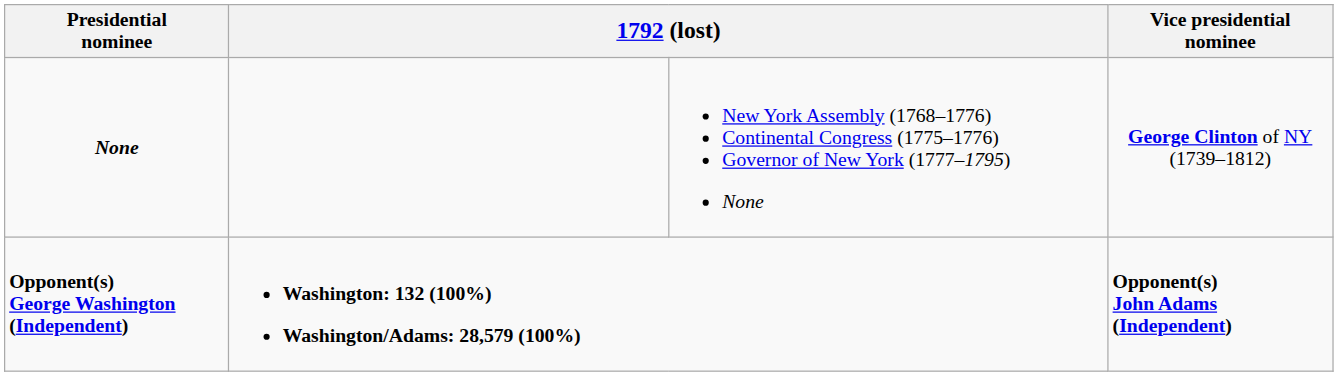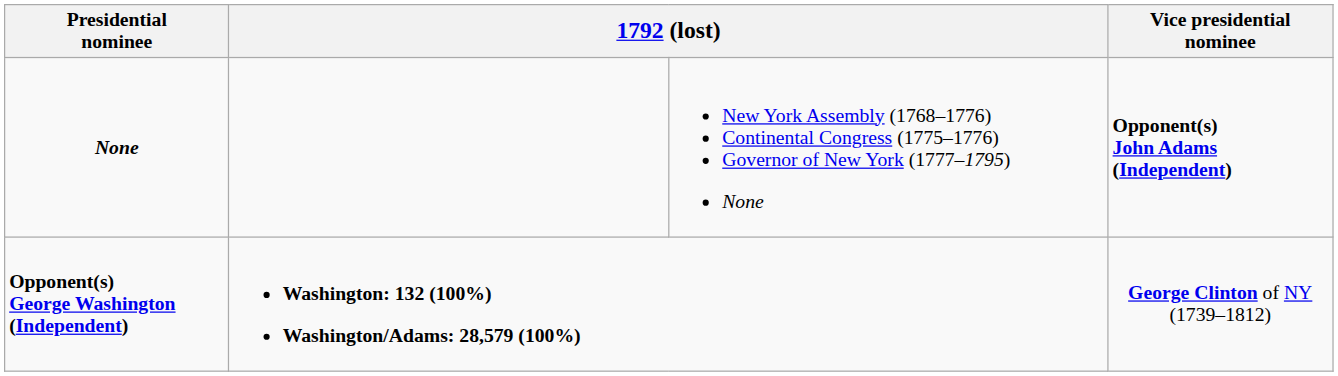(1220, 147) George Clinton of NY (1739–1812) -> (1172, 147) Opponent(s) John Adams (Independent)
(1172, 303) Opponent(s) John Adams (Independent) -> (1220, 303) George Clinton of NY (1739–1812)
